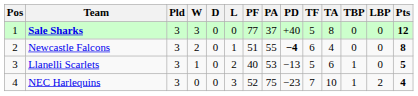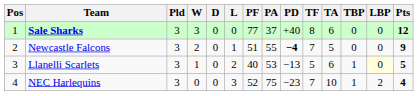(312, 30) 5 -> (312, 30) 8
(331, 30) 8 -> (331, 30) 6
(312, 47) 6 -> (312, 47) 7
(331, 47) 4 -> (331, 47) 5
(403, 47) 8 -> (403, 47) 9
(380, 64) no background -> (380, 64) lightyellow background
